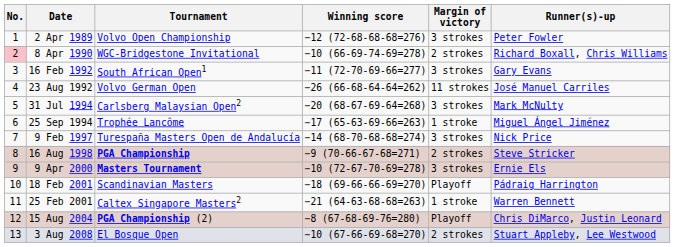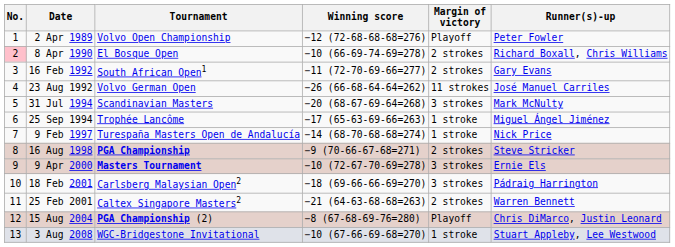(457, 39) 3 strokes -> (451, 39) Playoff
(178, 55) WGC-Bridgestone Invitational -> (138, 55) El Bosque Open
(457, 72) 3 strokes -> (457, 72) 2 strokes
(169, 106) Carlsberg Malaysian Open2 -> (155, 104) Scandinavian Masters
(457, 139) 3 strokes -> (454, 135) 1 stroke
(155, 185) Scandinavian Masters -> (169, 184) Carlsberg Malaysian Open2
(451, 185) Playoff -> (457, 184) 3 strokes
(454, 203) 1 stroke -> (457, 203) 2 strokes
(138, 235) El Bosque Open -> (178, 235) WGC-Bridgestone Invitational
(457, 235) 2 strokes -> (454, 235) 1 stroke
